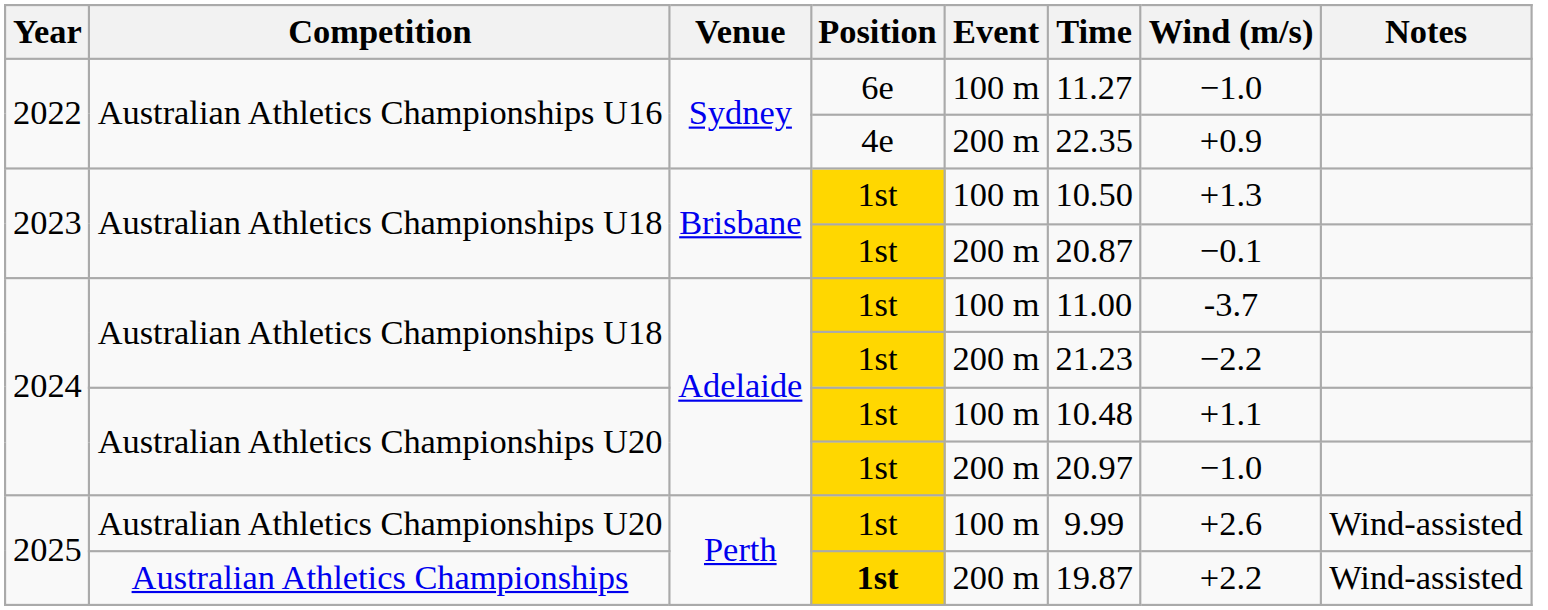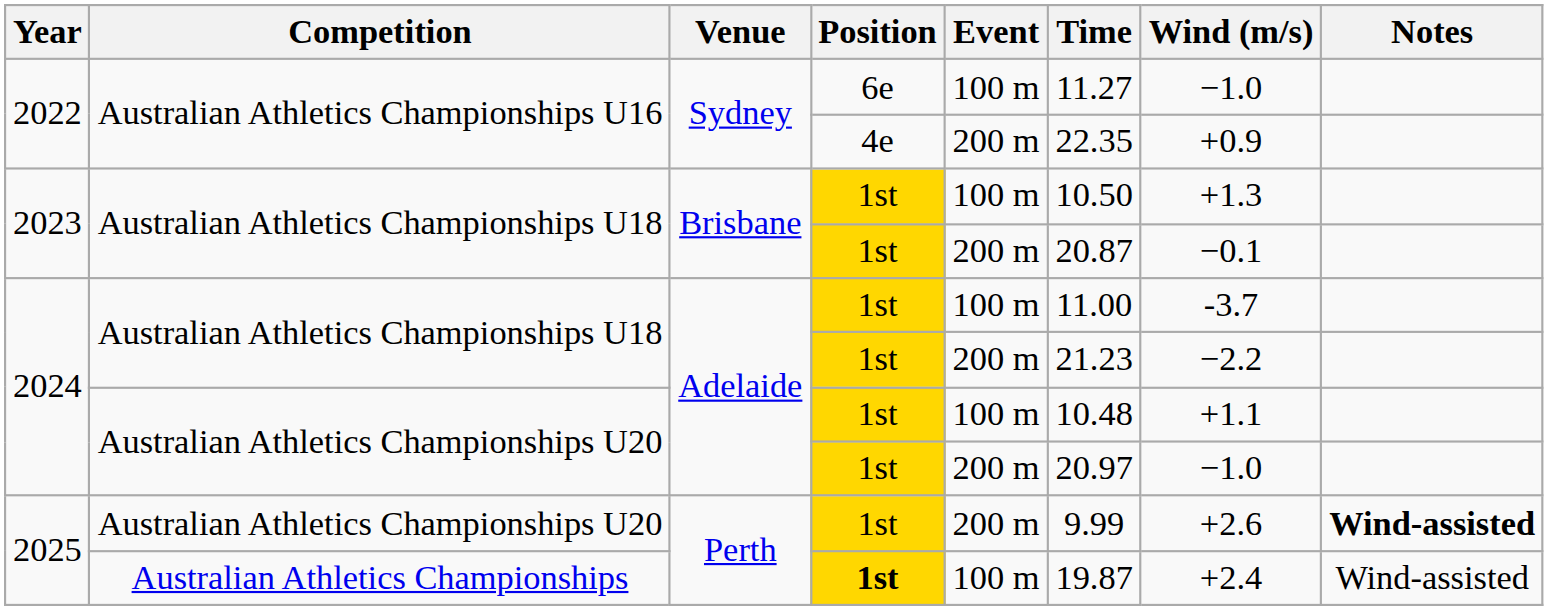(996, 522) 100 m -> (996, 522) 200 m
(1426, 522) normal -> (1432, 522) bold
(996, 577) 200 m -> (996, 577) 100 m
(1231, 577) +2.2 -> (1231, 577) +2.4
